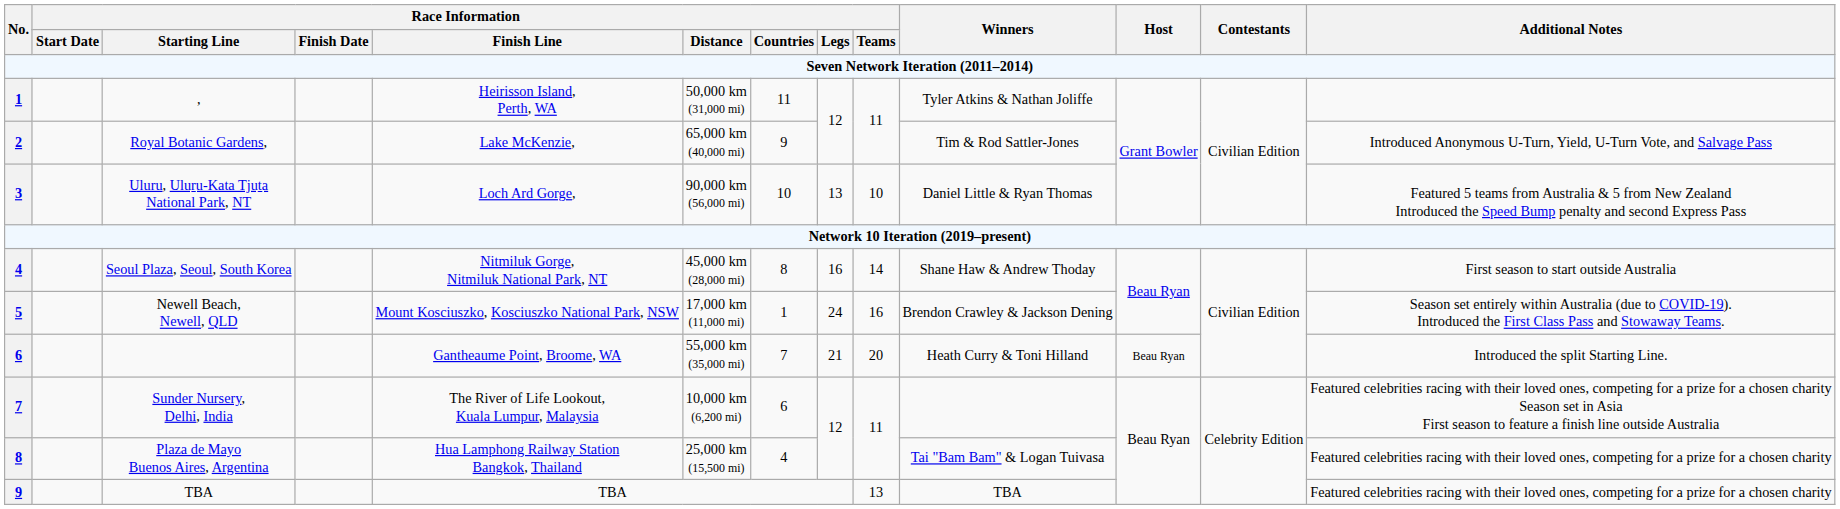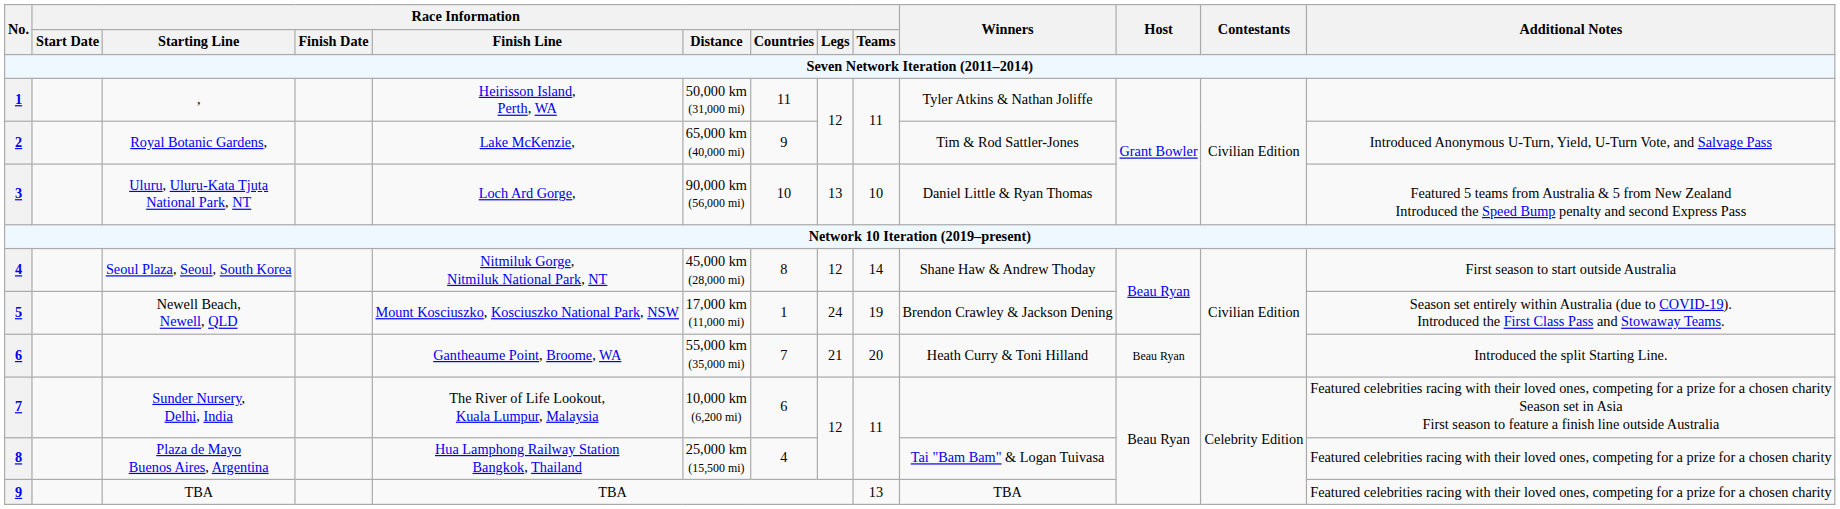(835, 270) 16 -> (835, 270) 12
(876, 312) 16 -> (876, 312) 19
